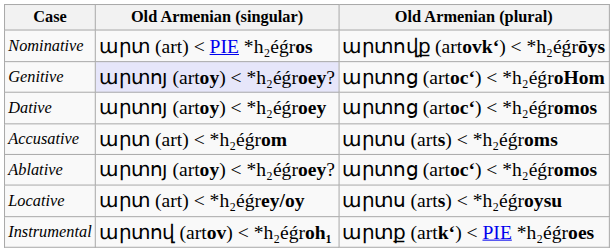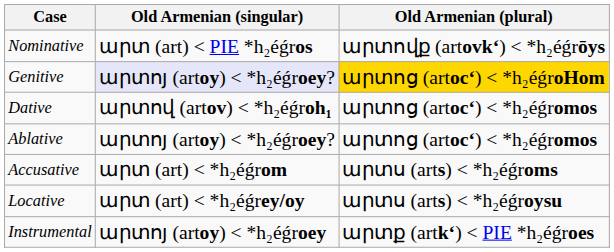(474, 77) no background -> (474, 77) gold background
(213, 108) արտոյ (artoy) < *h₂éǵroey -> (215, 108) արտով (artov) < *h₂éǵroh₁
rows swapped: (44, 138) <-> (35, 169)
(215, 232) արտով (artov) < *h₂éǵroh₁ -> (213, 232) արտոյ (artoy) < *h₂éǵroey
